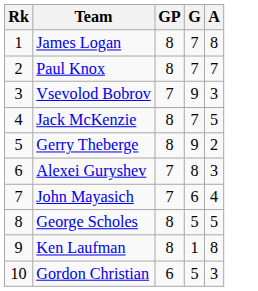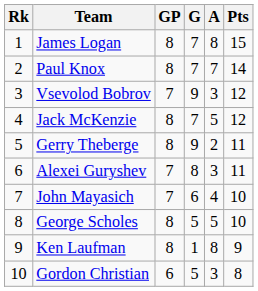+ column: (238, 17)
